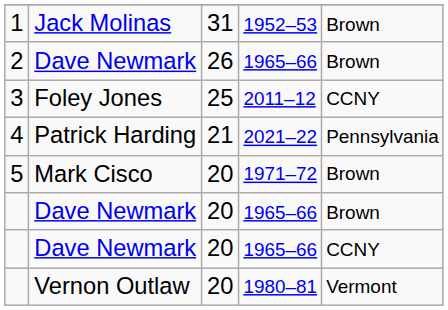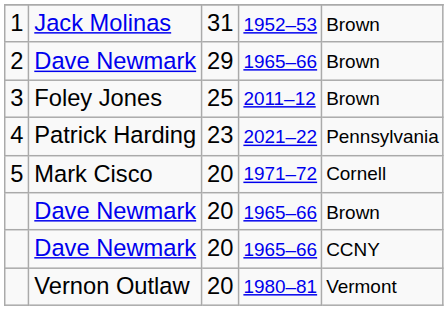(220, 60) 26 -> (220, 60) 29
(353, 99) CCNY -> (353, 99) Brown
(220, 135) 21 -> (220, 135) 23
(353, 174) Brown -> (356, 174) Cornell
